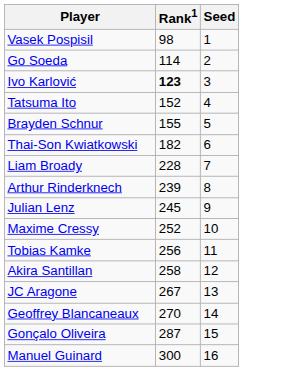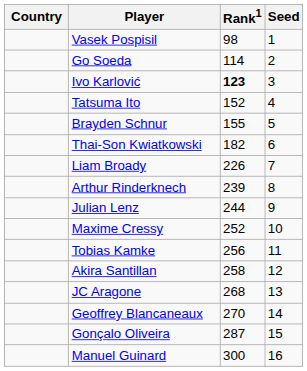+ column: (37, 16)
(170, 166) 228 -> (234, 166) 226
(170, 208) 245 -> (234, 208) 244
(170, 292) 267 -> (234, 292) 268
